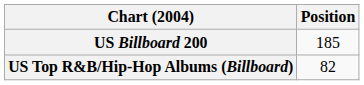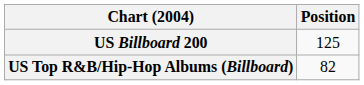(328, 42) 185 -> (328, 42) 125
